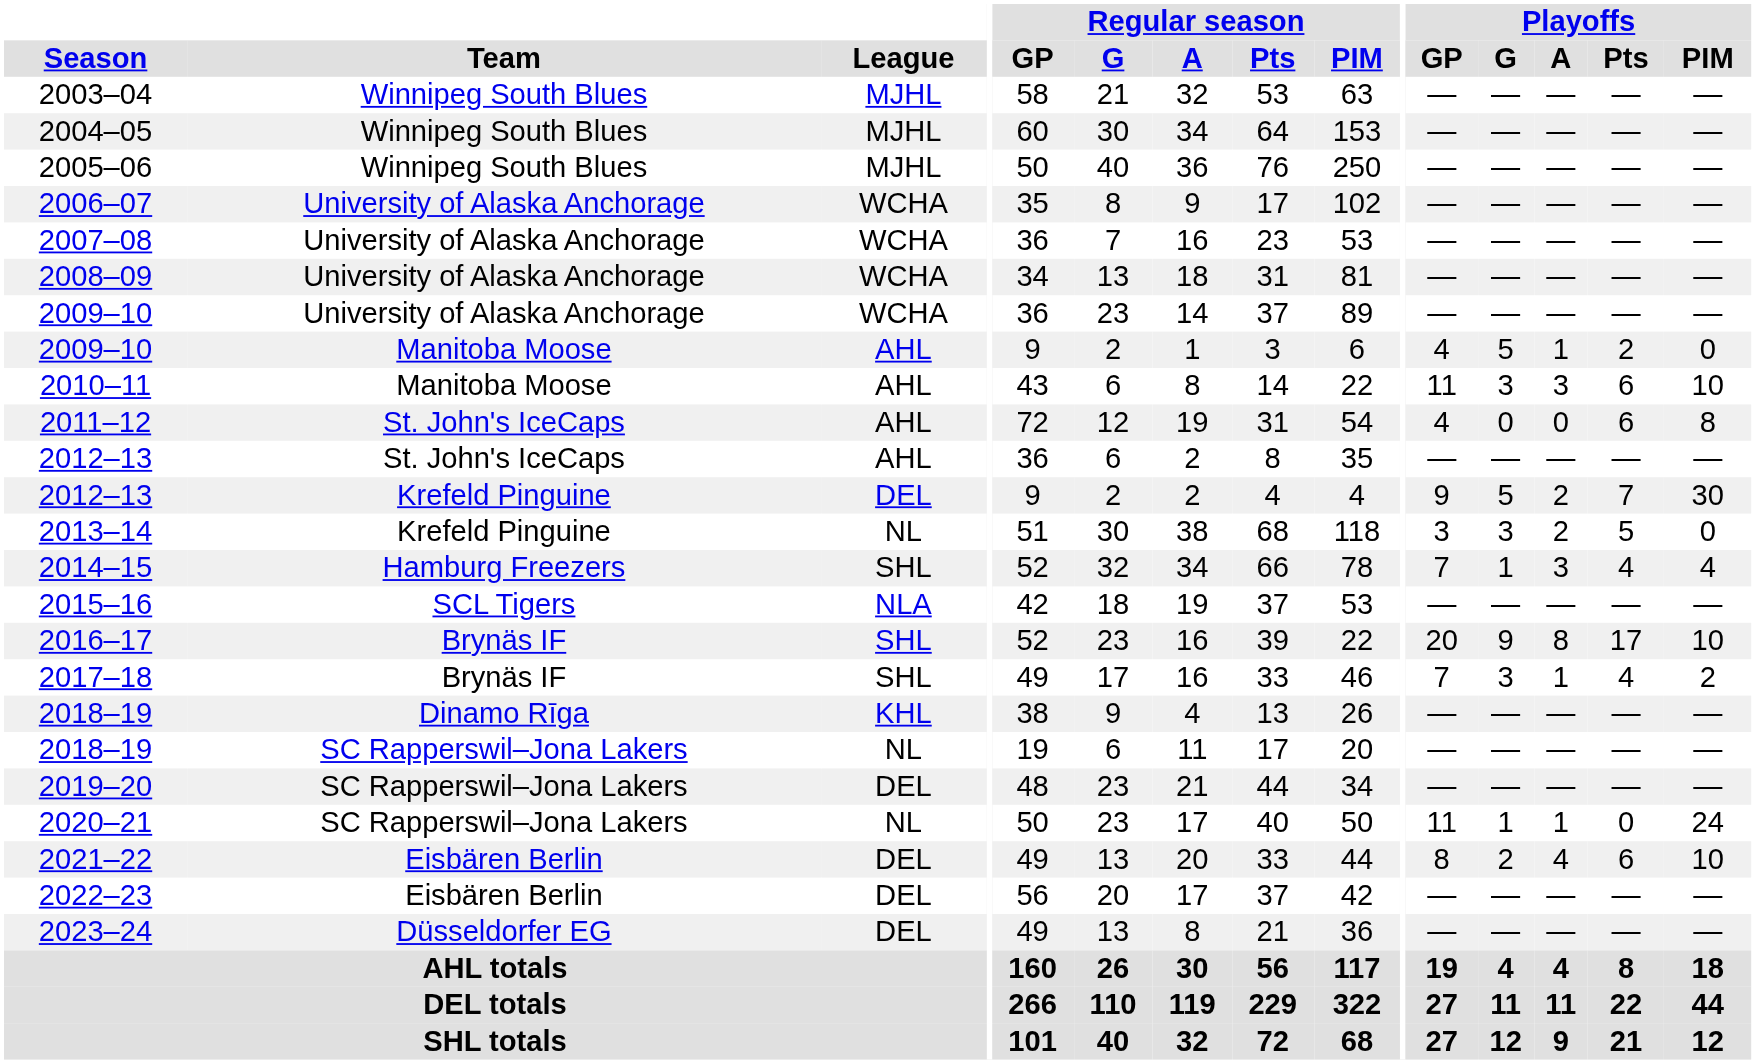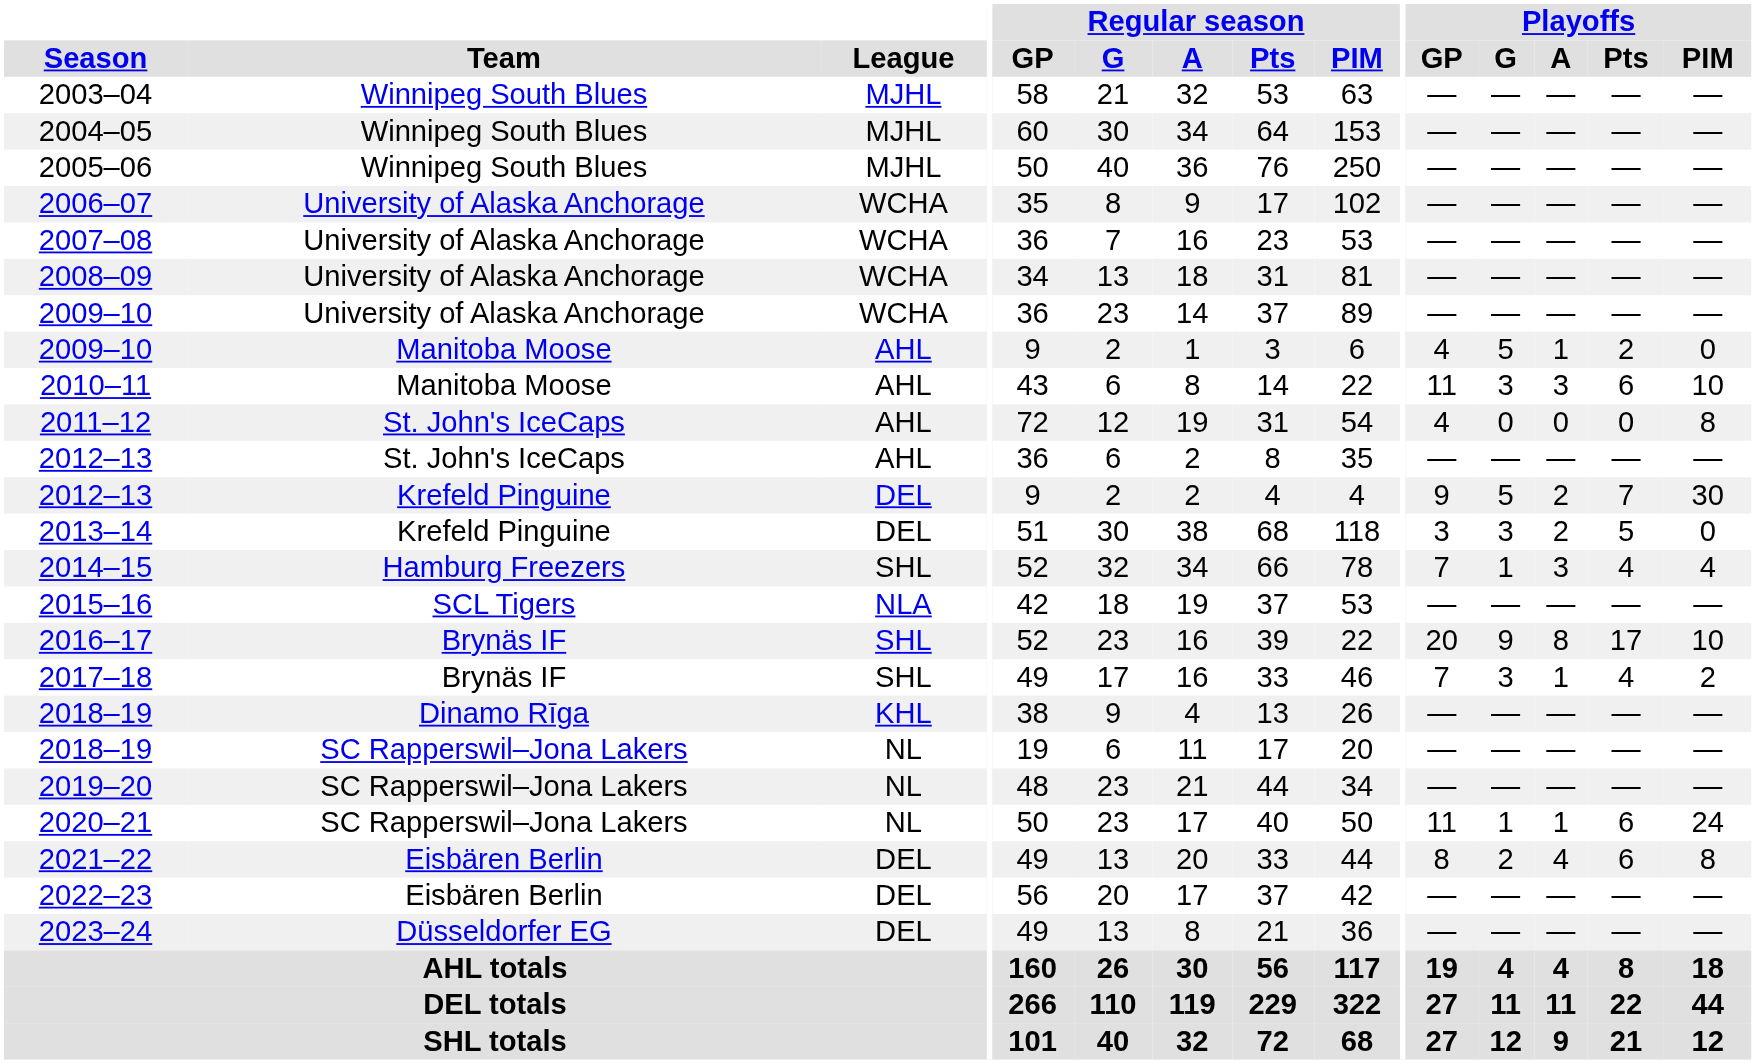(1626, 422) 6 -> (1626, 422) 0
(903, 531) NL -> (903, 531) DEL
(903, 786) DEL -> (903, 786) NL
(1626, 822) 0 -> (1626, 822) 6
(1708, 858) 10 -> (1708, 858) 8
